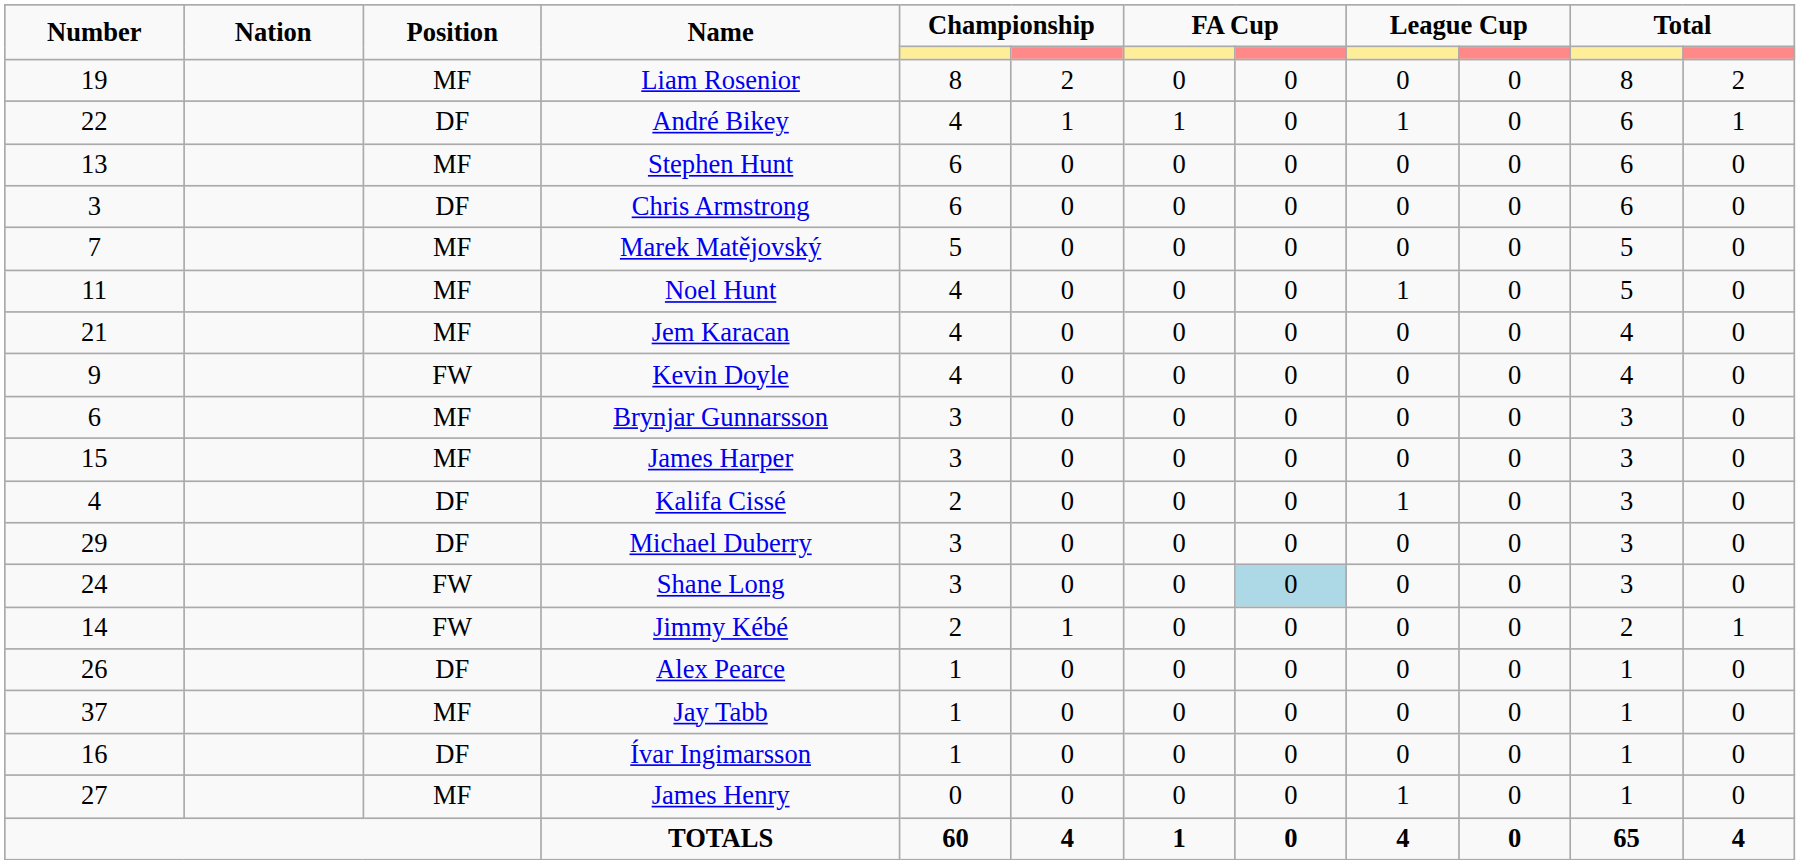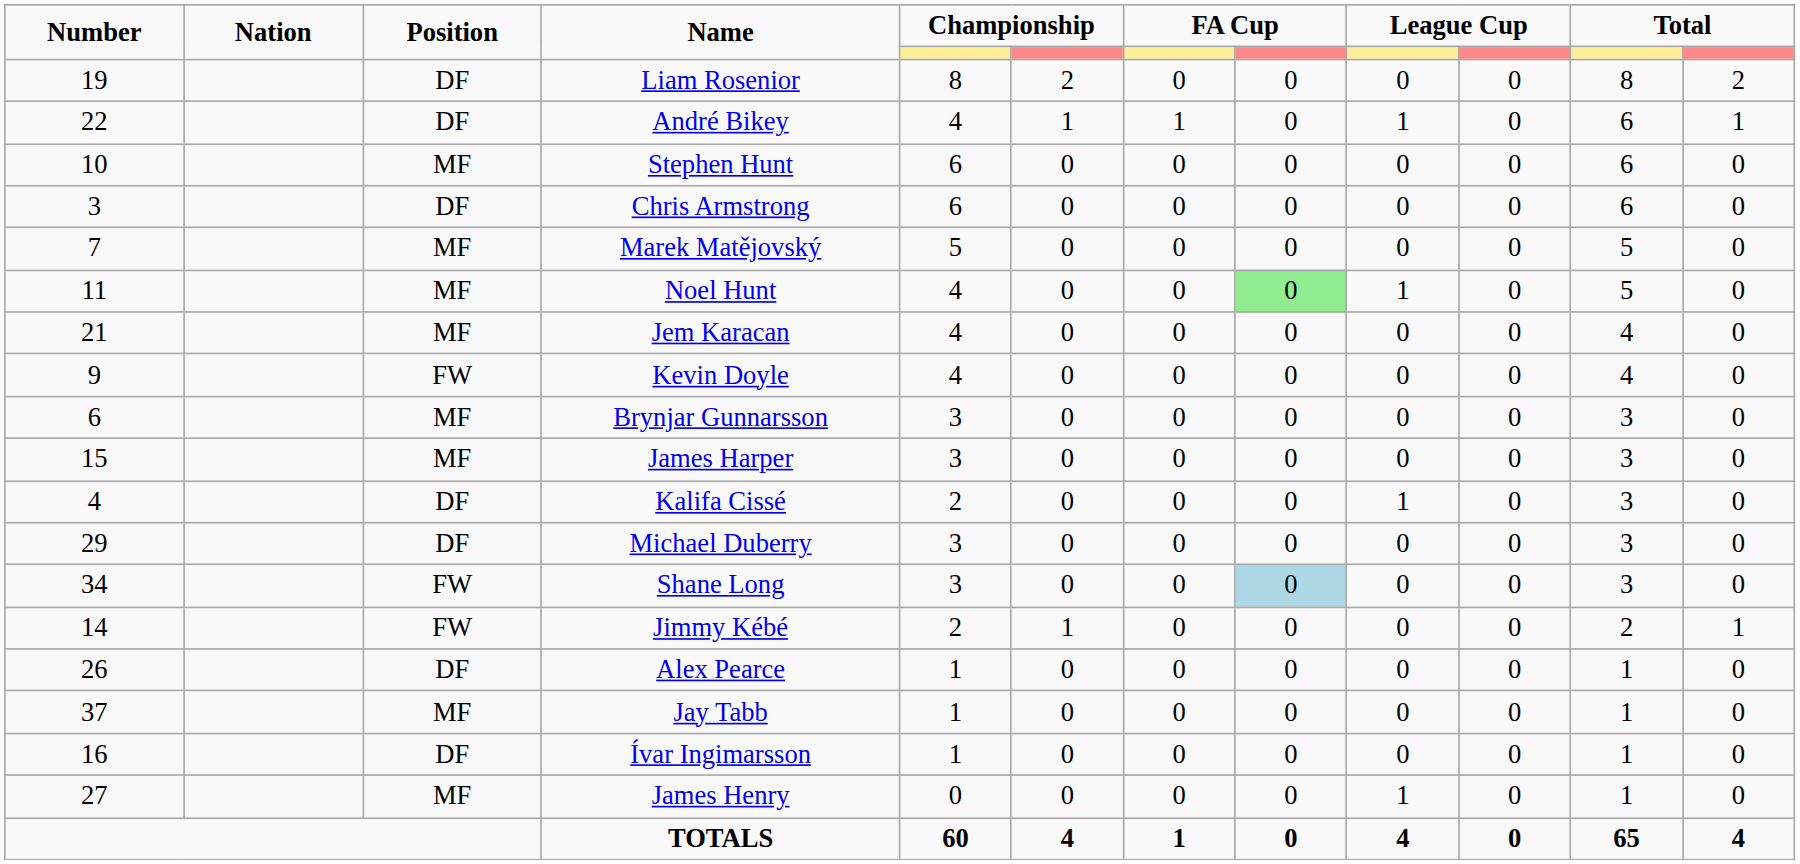(452, 79) MF -> (452, 79) DF
(94, 164) 13 -> (94, 164) 10
(1291, 290) no background -> (1291, 290) lightgreen background
(94, 585) 24 -> (94, 585) 34
